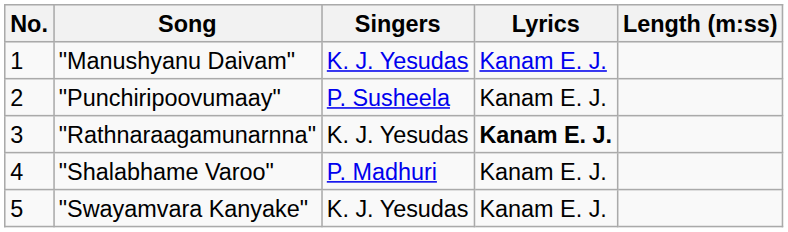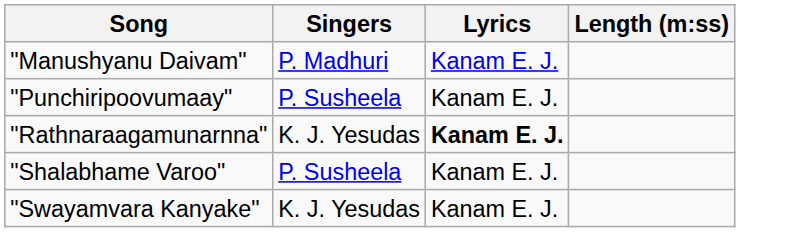- column: (29, 23)
(398, 61) K. J. Yesudas -> (333, 61) P. Madhuri
(382, 172) P. Madhuri -> (340, 172) P. Susheela
